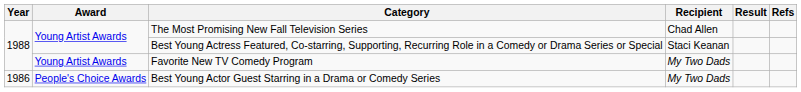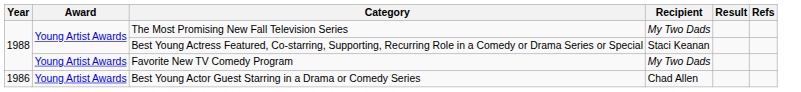(693, 29) Chad Allen -> (679, 29) My Two Dads
(90, 78) People's Choice Awards -> (81, 78) Young Artist Awards
(699, 78) My Two Dads -> (673, 78) Chad Allen
